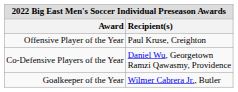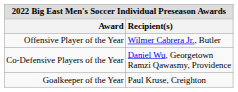(167, 41) Paul Kruse, Creighton -> (174, 41) Wilmer Cabrera Jr., Butler
(174, 80) Wilmer Cabrera Jr., Butler -> (167, 80) Paul Kruse, Creighton
